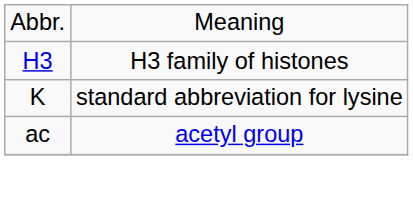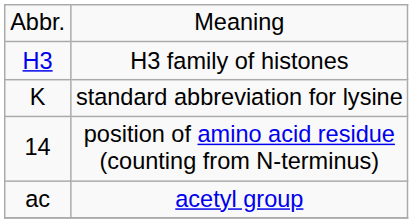+ row: (239, 148)
